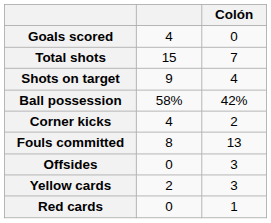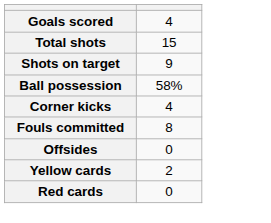- column: (234, 15)
